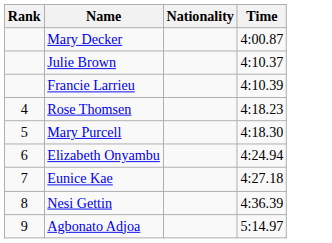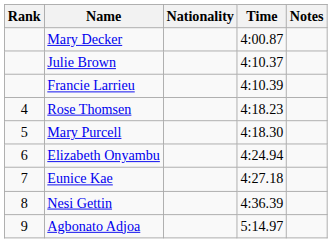+ column: (307, 16)
